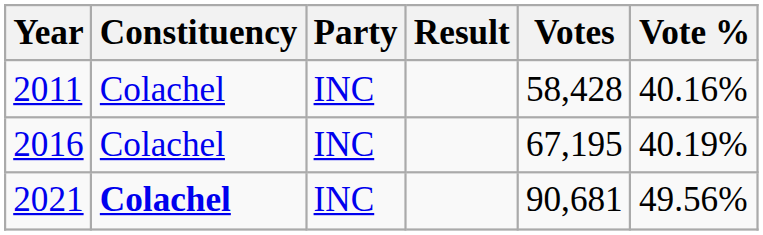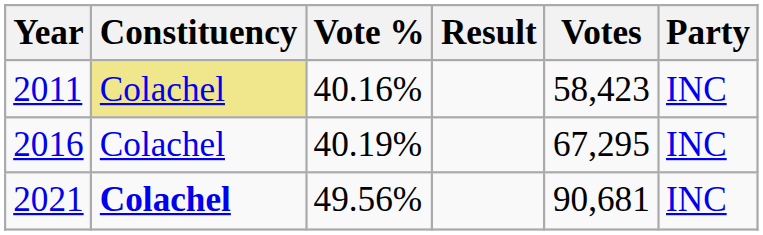columns swapped: (356, 32) <-> (695, 32)
(162, 88) no background -> (162, 88) khaki background
(574, 88) 58,428 -> (601, 88) 58,423
(574, 144) 67,195 -> (601, 144) 67,295
